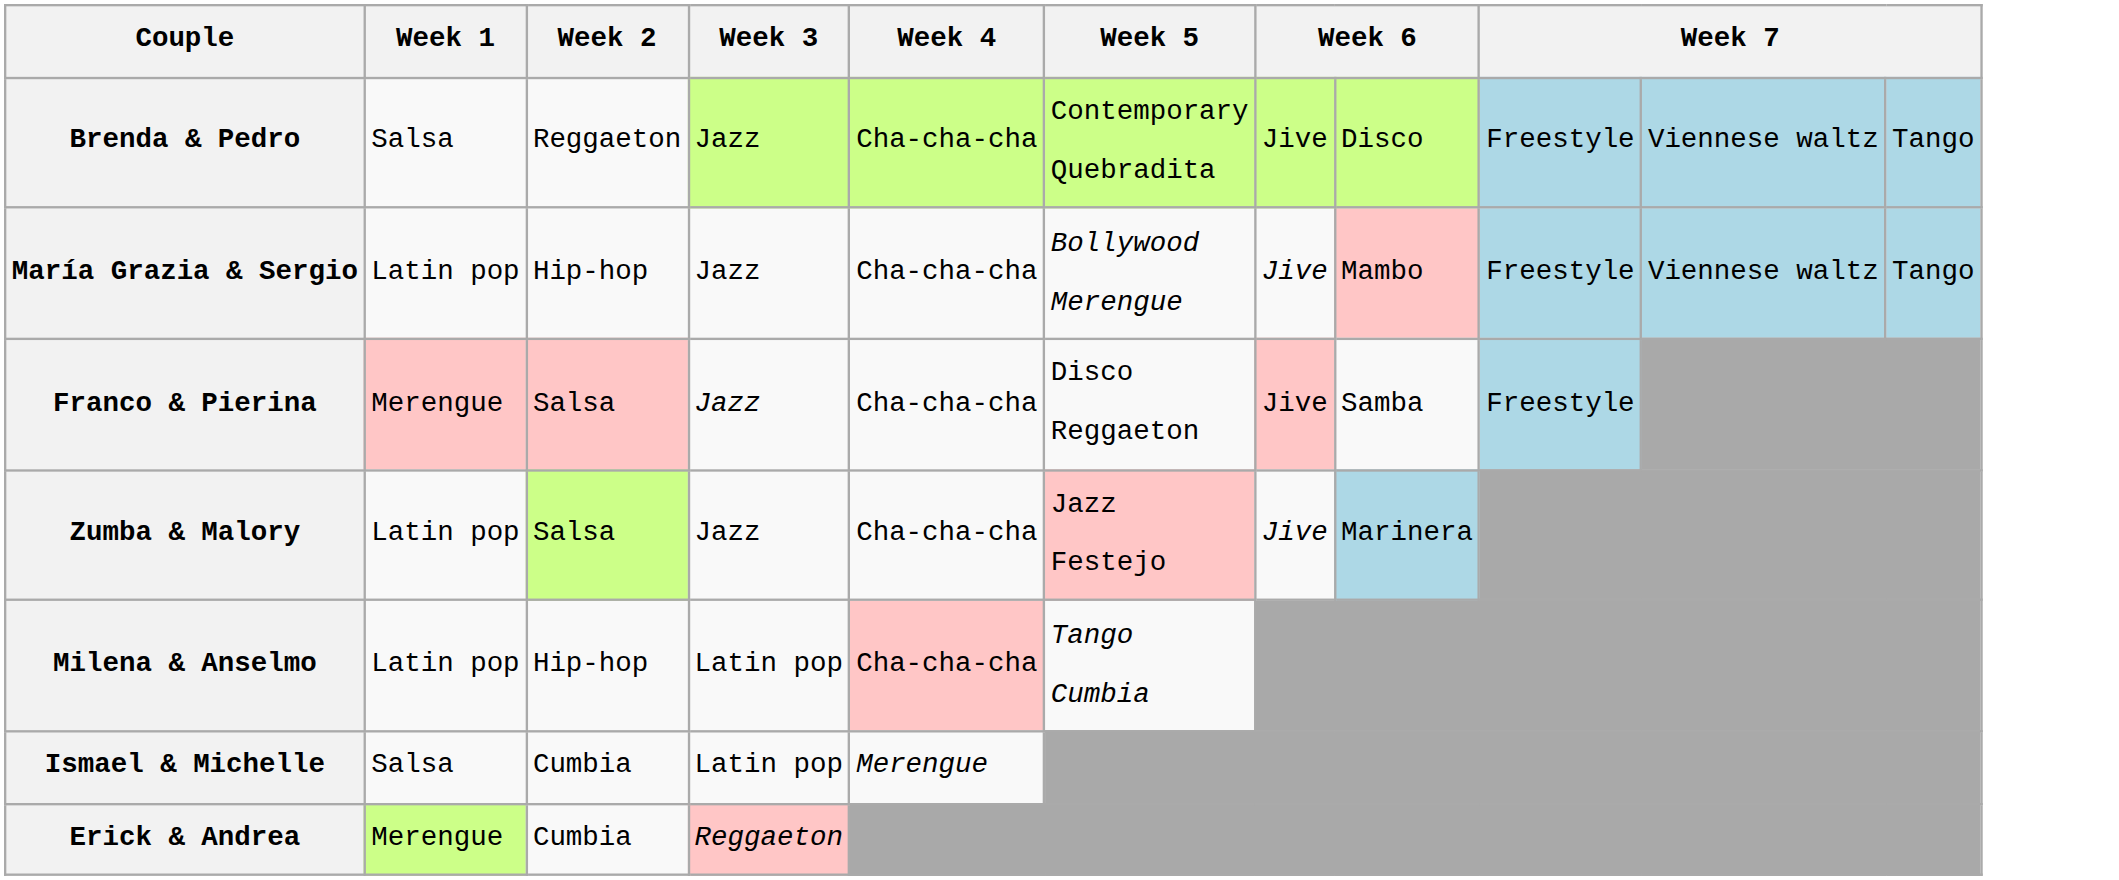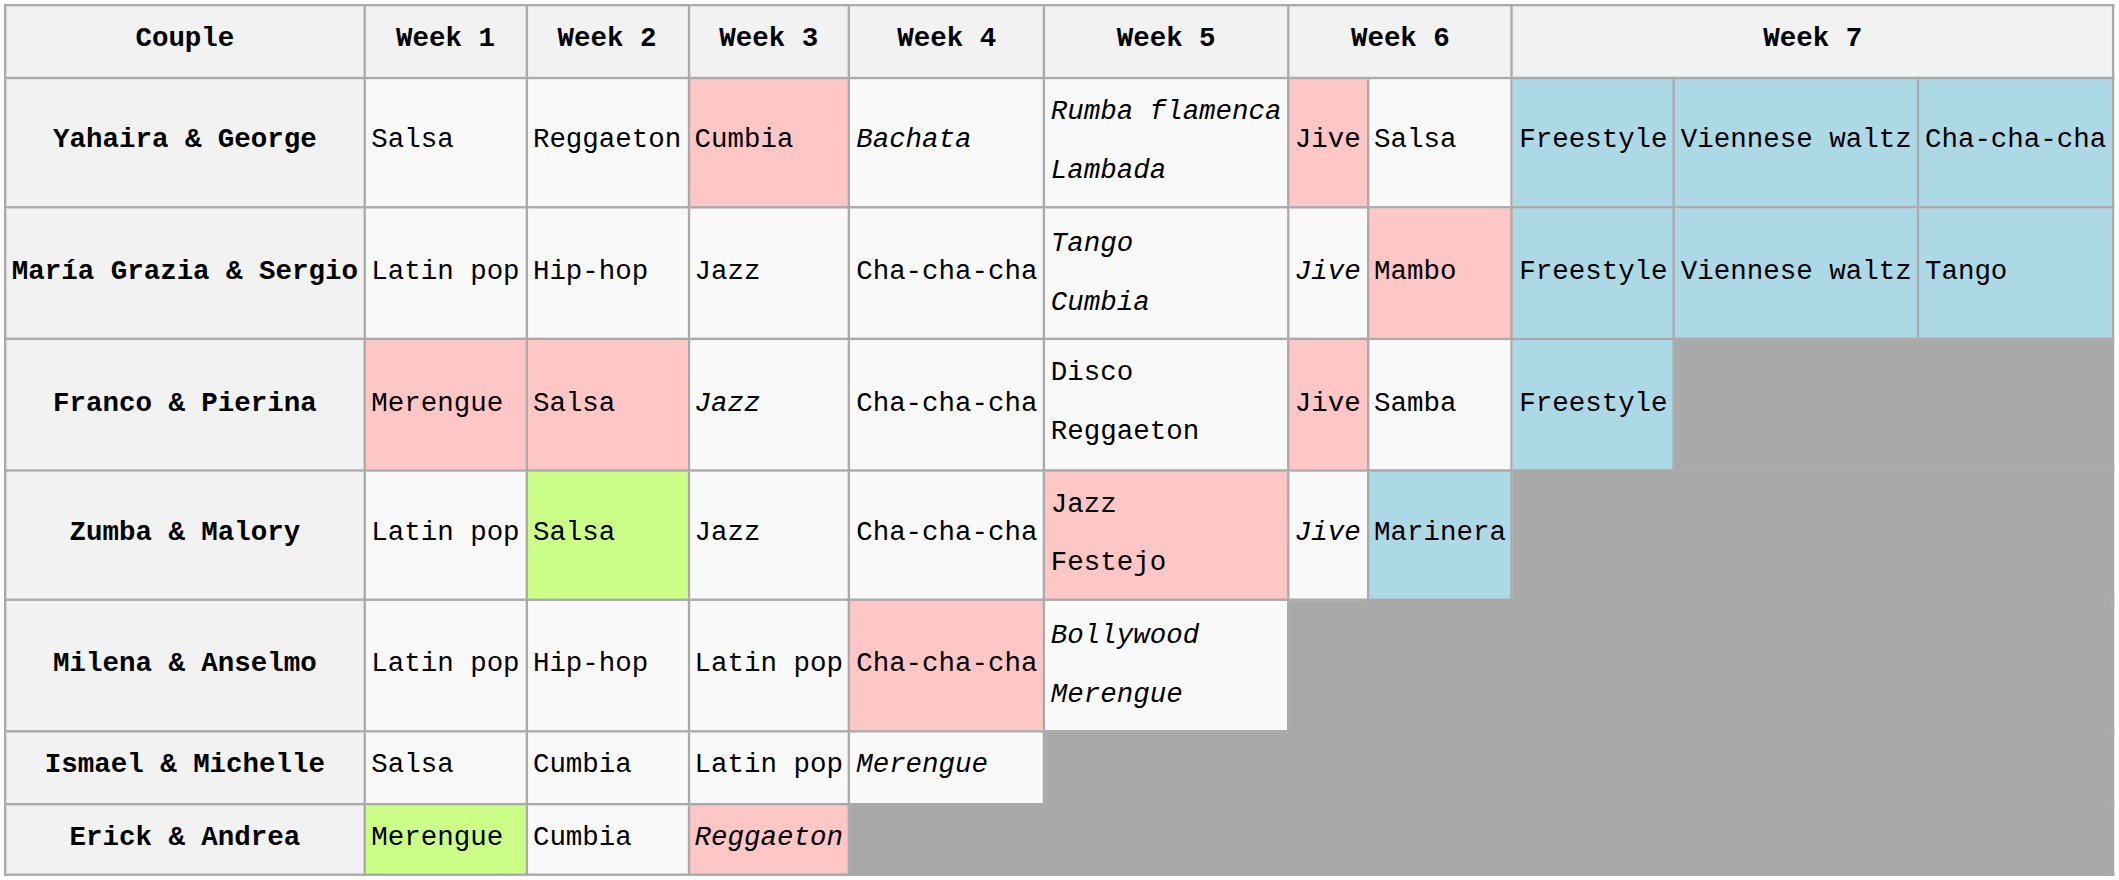+ row: (185, 141)
- row: (185, 141)
(1125, 272) Bollywood Merengue -> (1100, 272) Tango Cumbia
(1100, 664) Tango Cumbia -> (1125, 664) Bollywood Merengue
